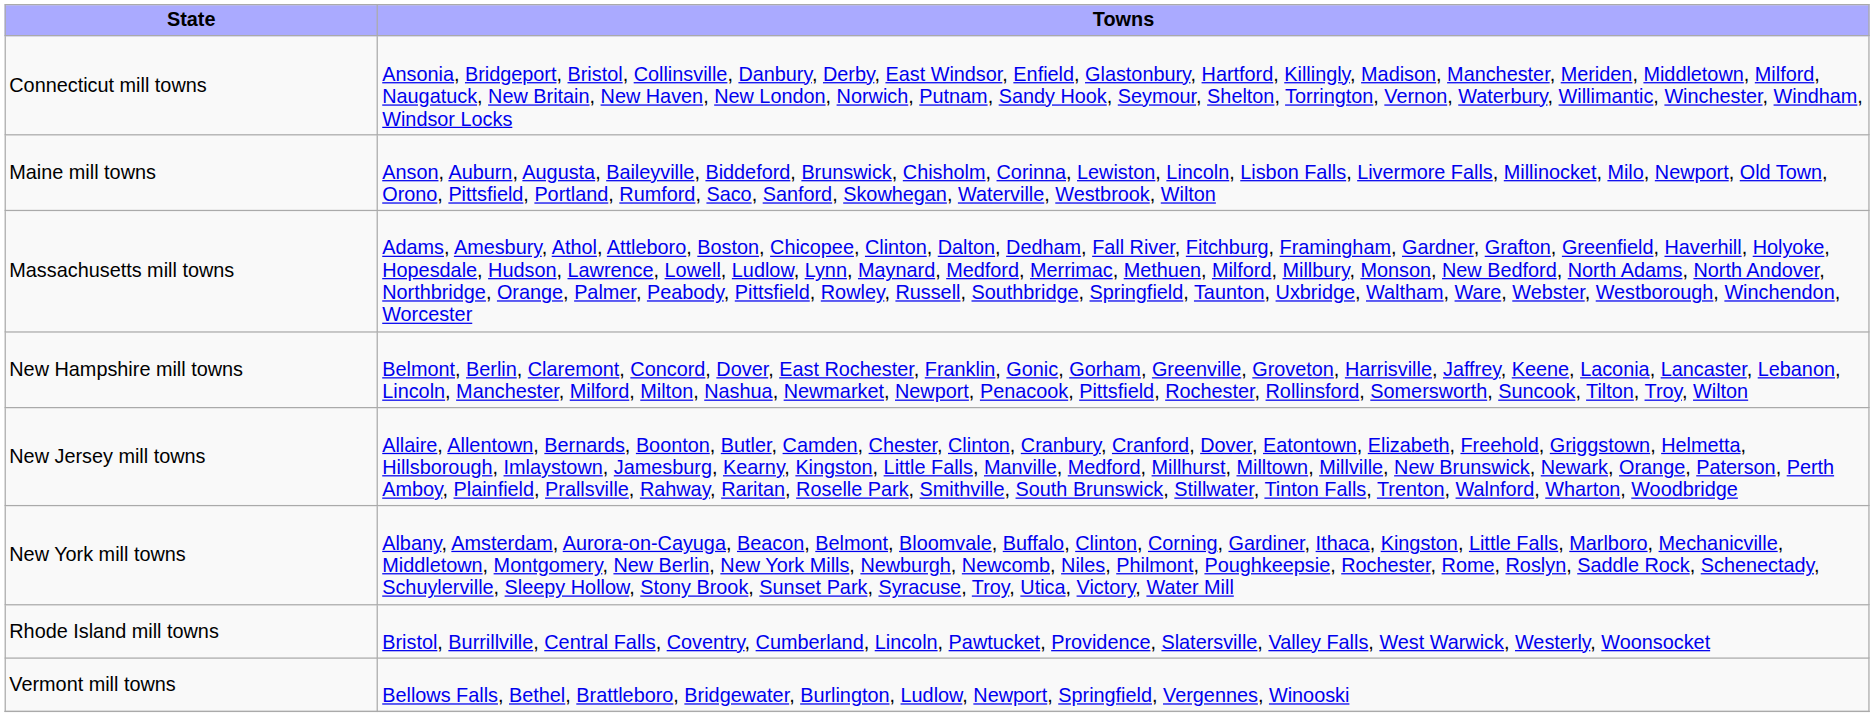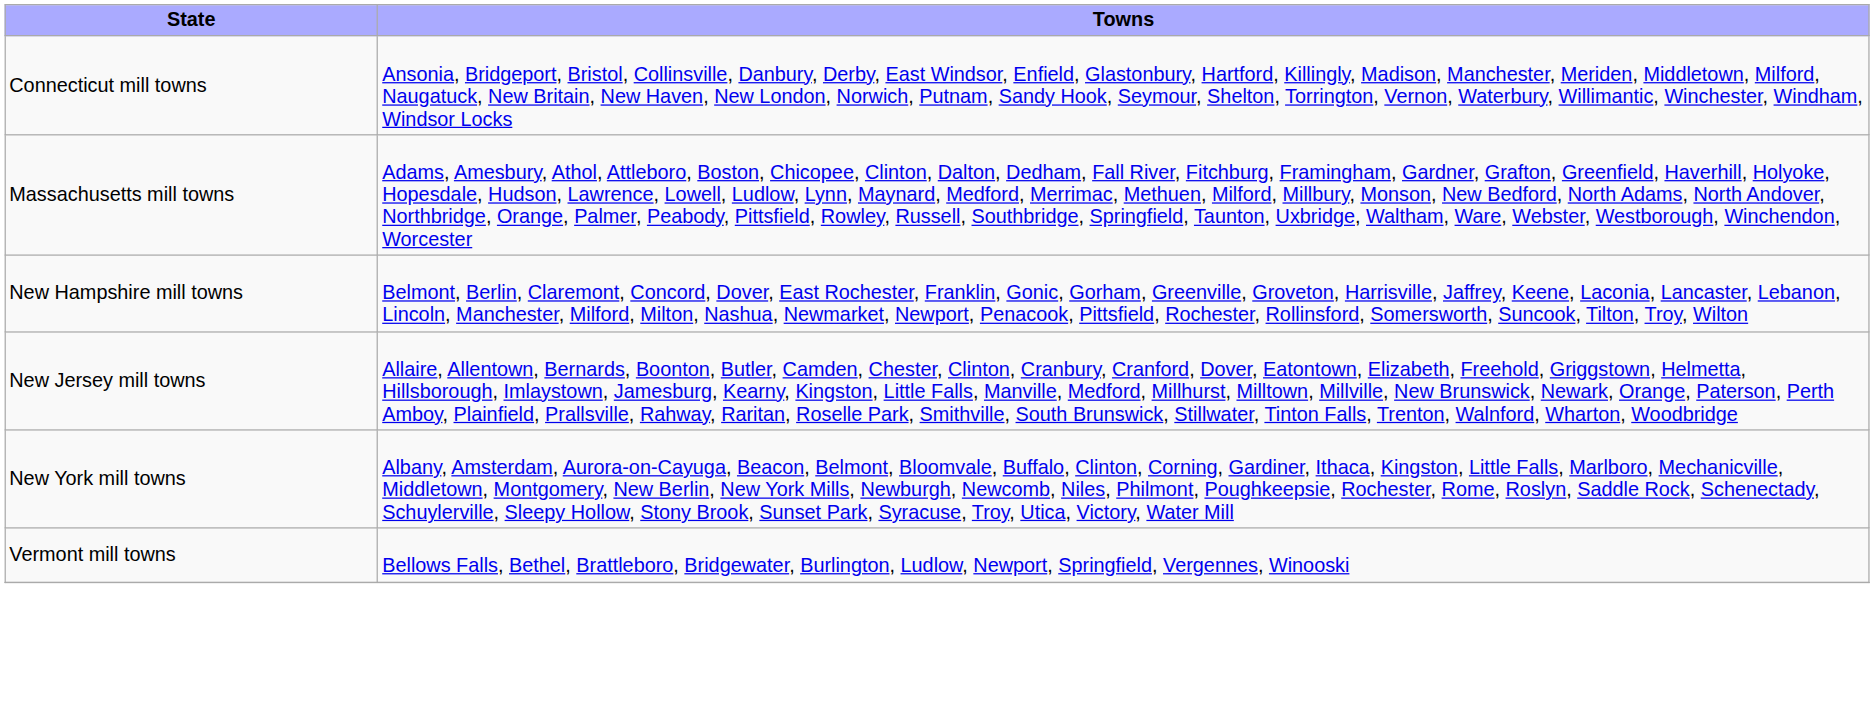- row: (83, 172)
- row: (114, 631)
